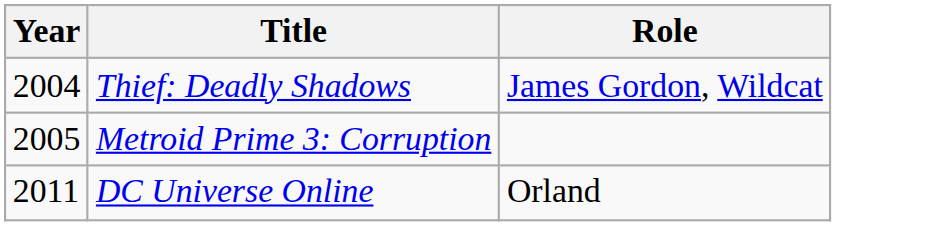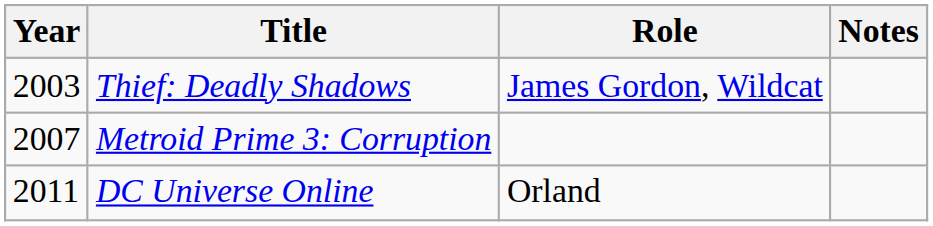+ column: (879, 31)
(47, 84) 2004 -> (47, 84) 2003
(47, 138) 2005 -> (47, 138) 2007
